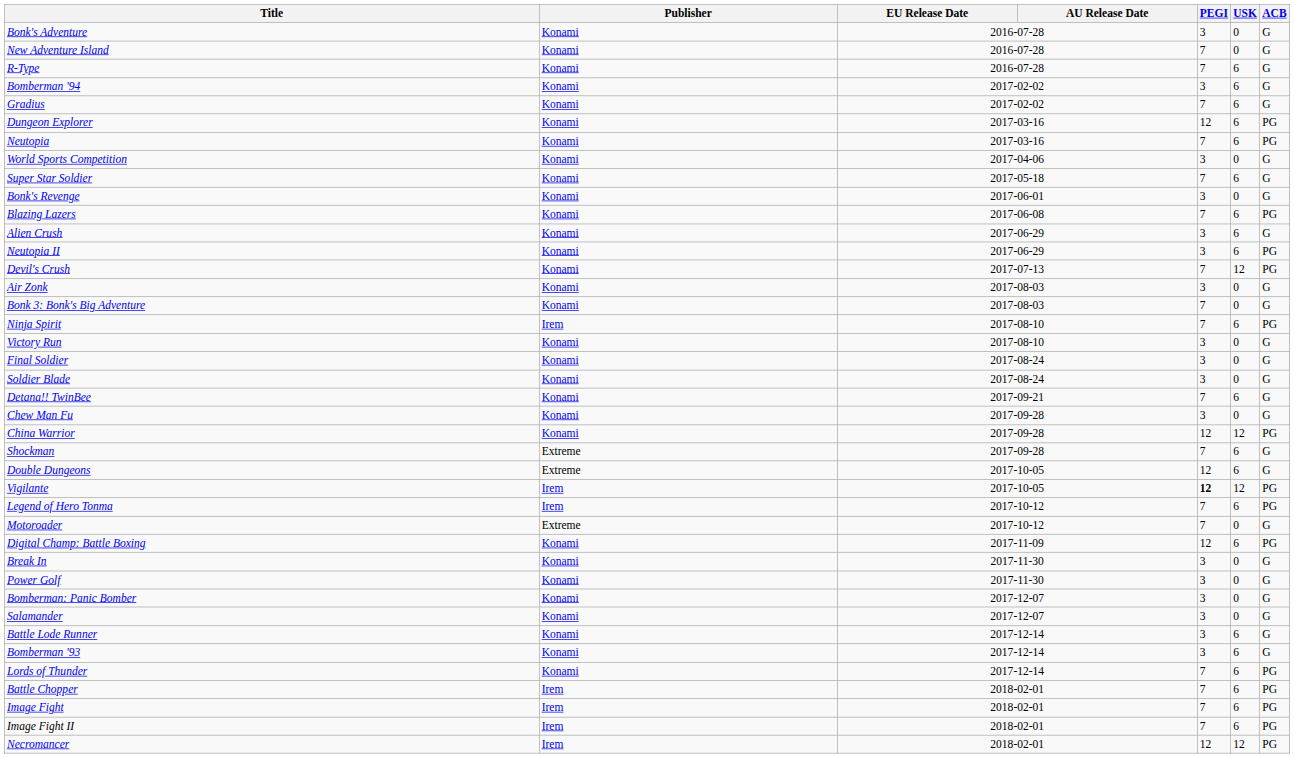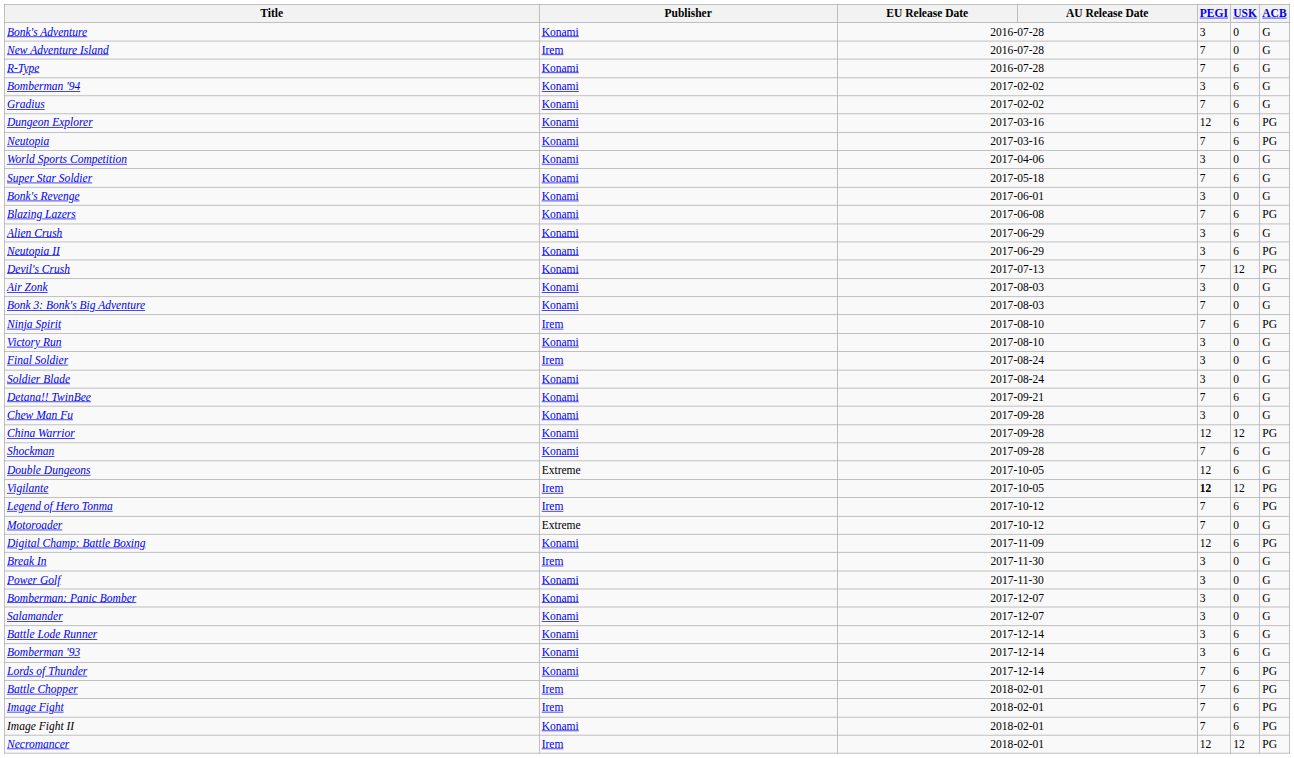(560, 50) Konami -> (553, 50) Irem
(560, 360) Konami -> (553, 360) Irem
(561, 452) Extreme -> (560, 452) Konami
(560, 561) Konami -> (553, 561) Irem
(553, 726) Irem -> (560, 726) Konami
